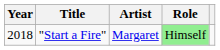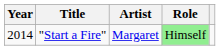(20, 34) 2018 -> (20, 34) 2014
